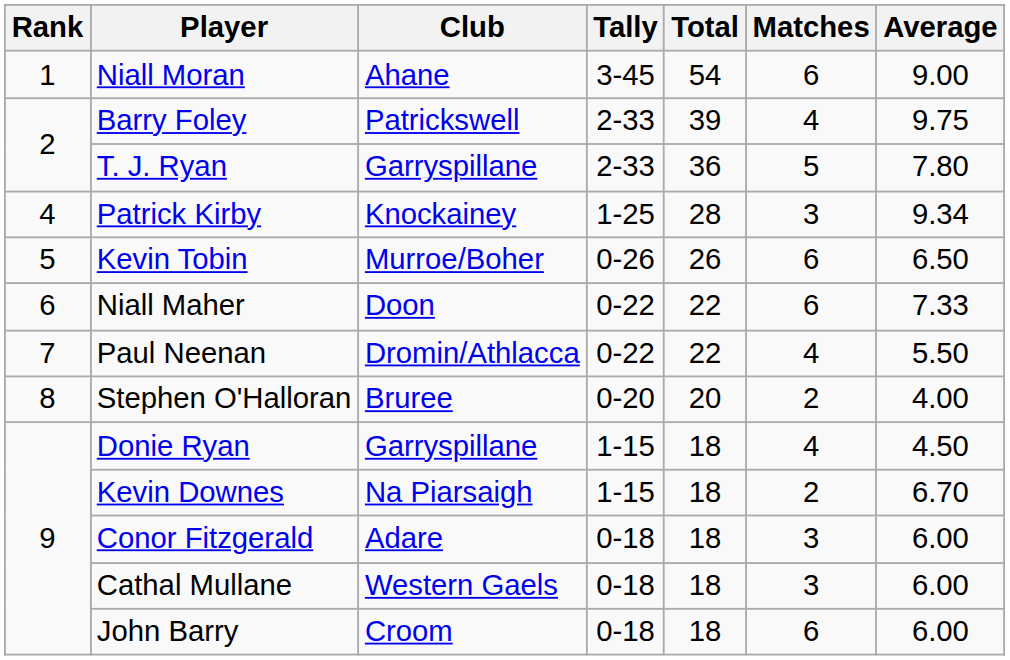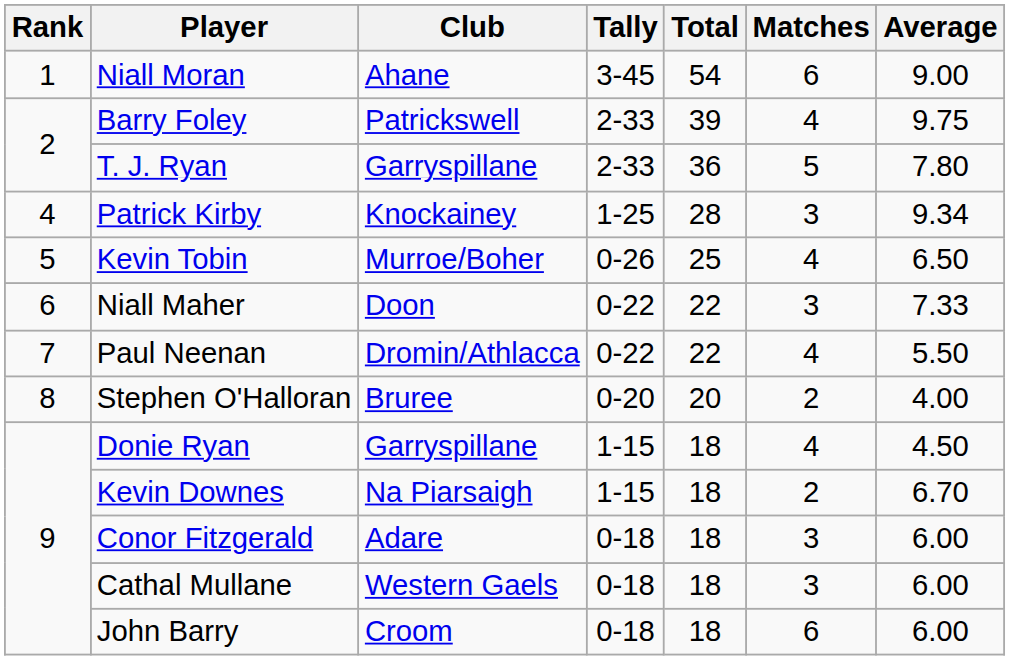(705, 259) 26 -> (705, 259) 25
(811, 259) 6 -> (811, 259) 4
(811, 306) 6 -> (811, 306) 3
